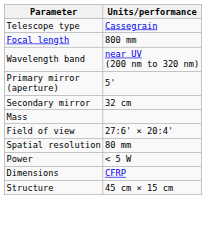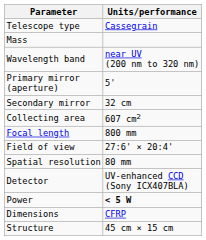rows swapped: (17, 117) <-> (38, 40)
+ row: (46, 118)
+ row: (27, 181)
(118, 159) normal -> (118, 200) bold
